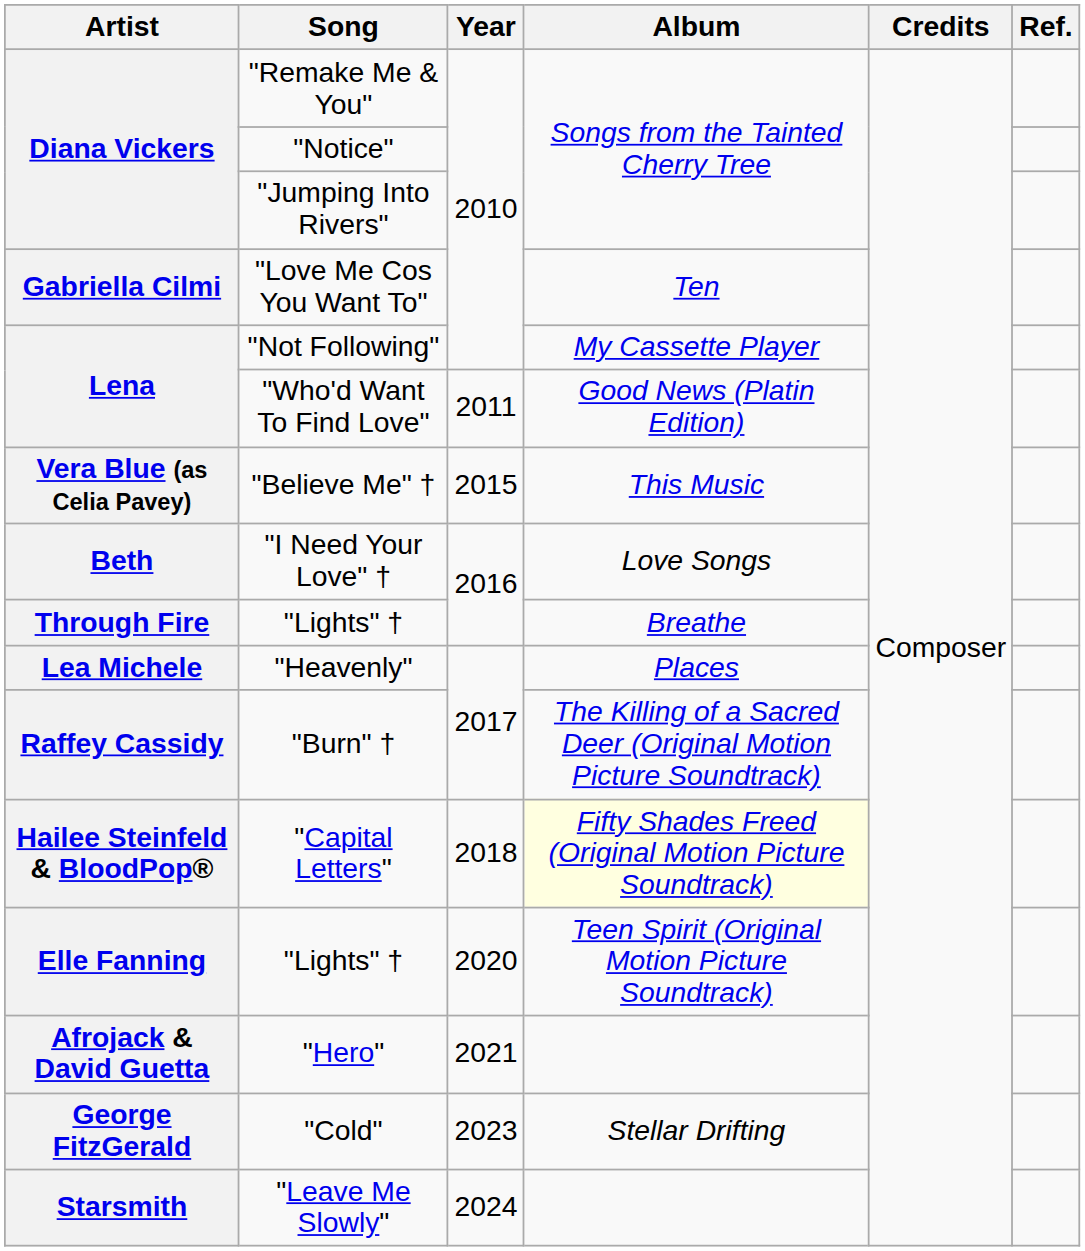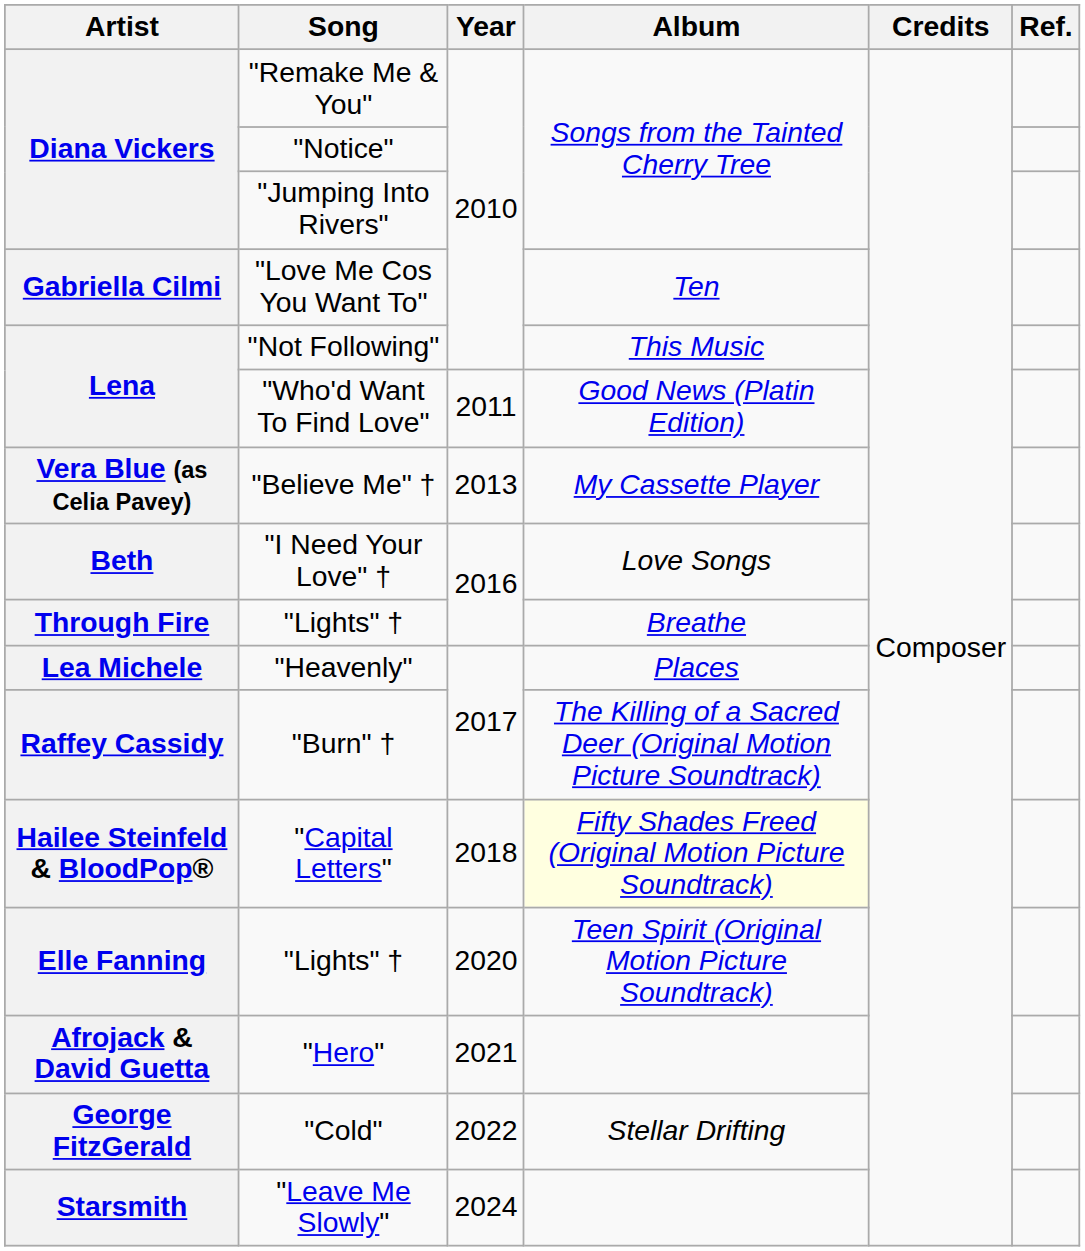(696, 347) My Cassette Player -> (696, 347) This Music
(486, 484) 2015 -> (486, 484) 2013
(696, 484) This Music -> (696, 484) My Cassette Player
(486, 1130) 2023 -> (486, 1130) 2022
